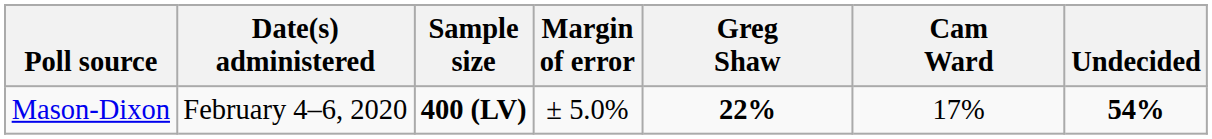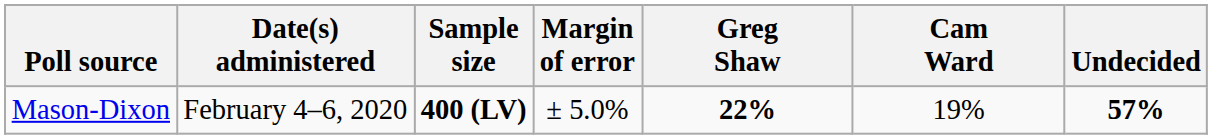(959, 109) 17% -> (959, 109) 19%
(1136, 109) 54% -> (1136, 109) 57%
